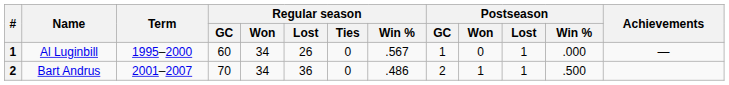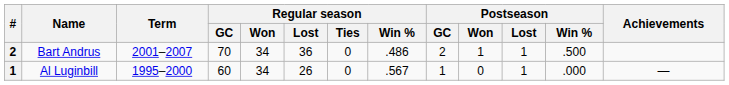rows swapped: (69, 52) <-> (69, 71)
